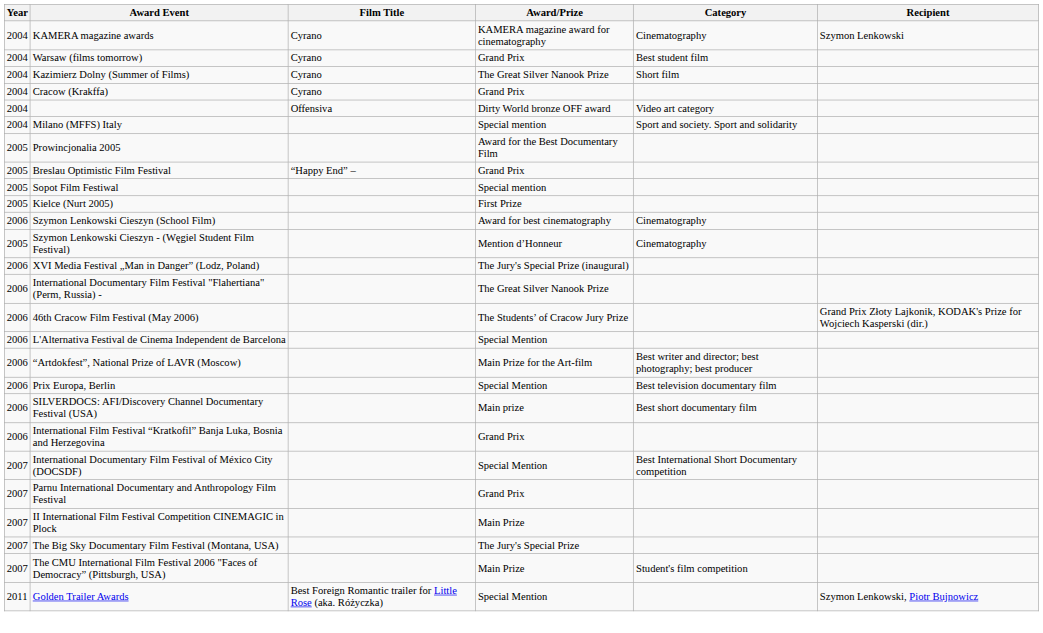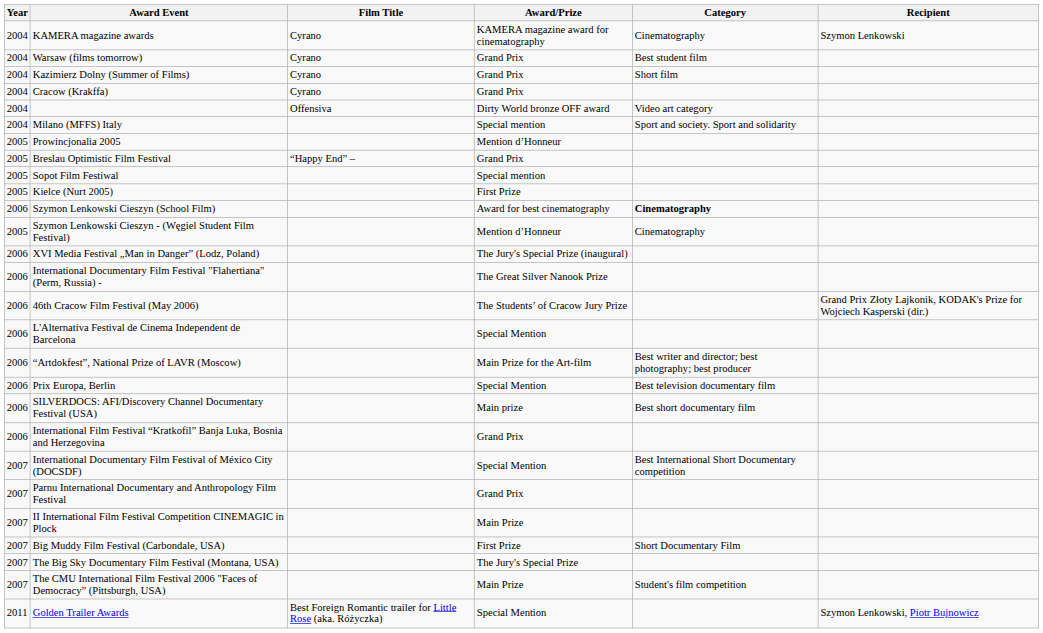(543, 74) The Great Silver Nanook Prize -> (500, 74) Grand Prix
(548, 147) Award for the Best Documentary Film -> (519, 141) Mention d’Honneur
(671, 220) normal -> (673, 208) bold
+ row: (129, 545)
